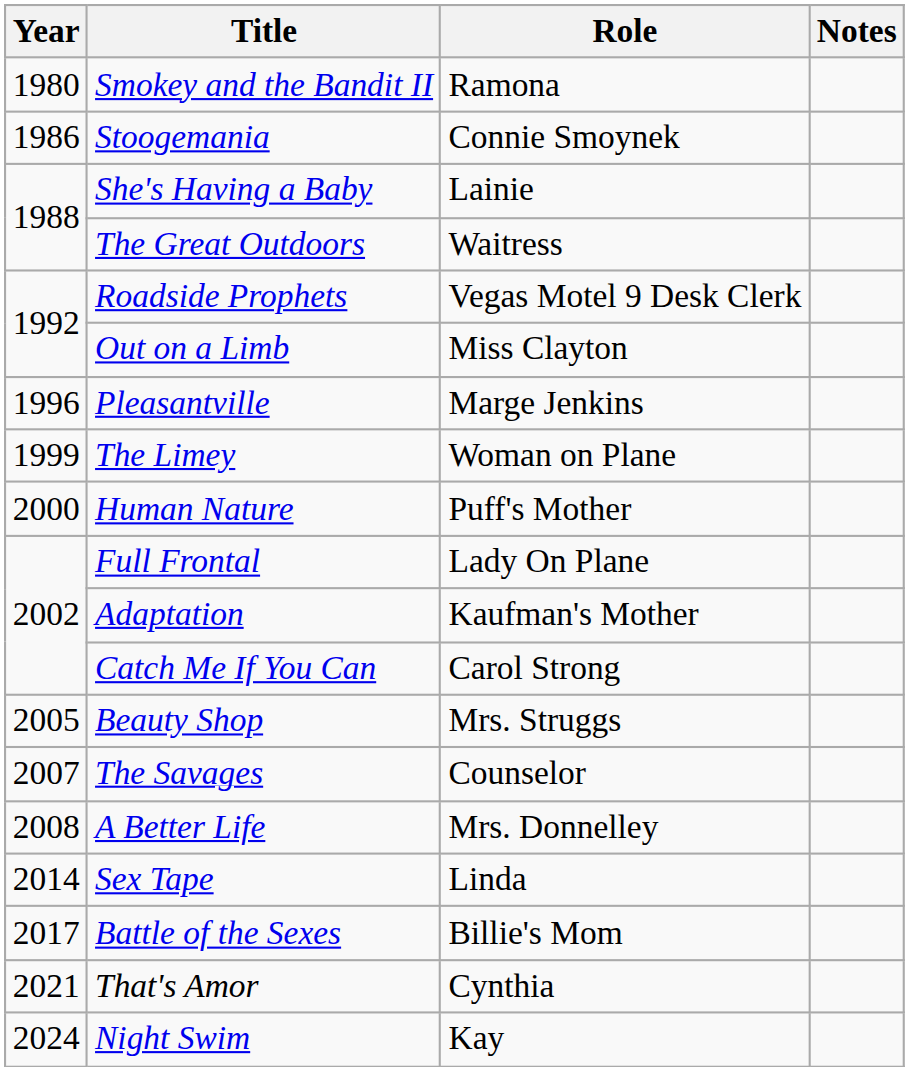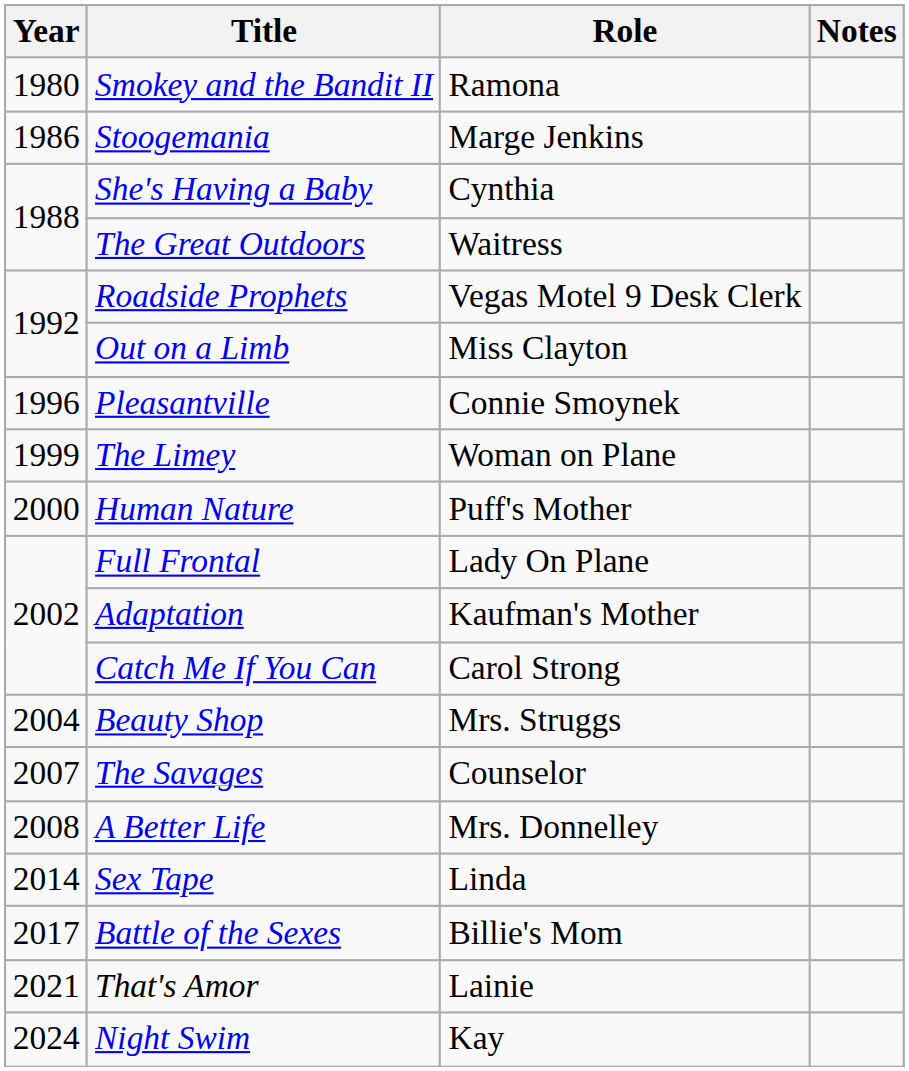(564, 137) Connie Smoynek -> (546, 137) Marge Jenkins
(491, 190) Lainie -> (501, 190) Cynthia
(546, 402) Marge Jenkins -> (564, 402) Connie Smoynek
(46, 720) 2005 -> (46, 720) 2004
(501, 985) Cynthia -> (491, 985) Lainie
